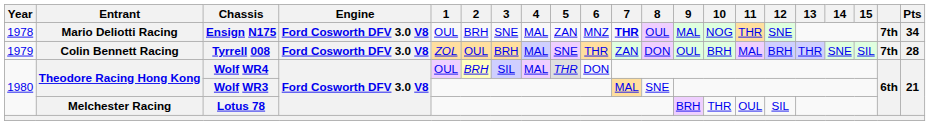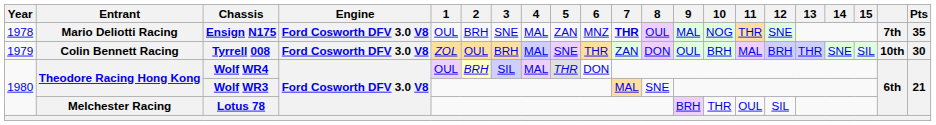(912, 32) 34 -> (919, 32) 35
(889, 50) 7th -> (892, 50) 10th
(912, 50) 28 -> (919, 50) 30
